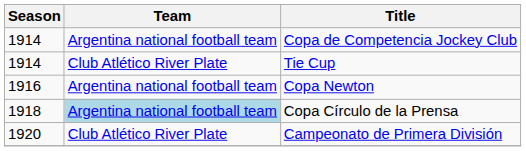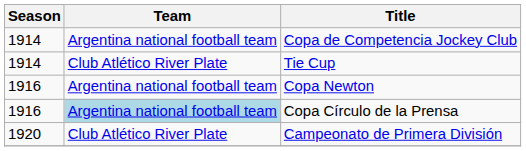(24, 110) 1918 -> (24, 110) 1916
